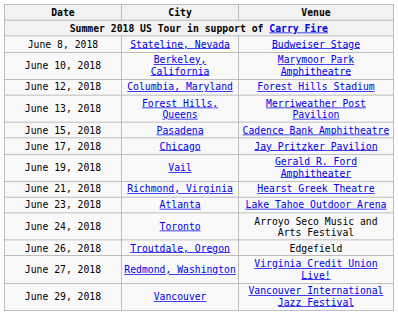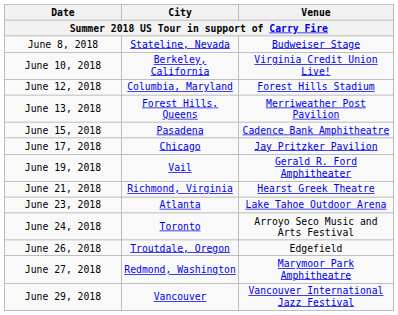(316, 66) Marymoor Park Amphitheatre -> (316, 66) Virginia Credit Union Live!
(316, 270) Virginia Credit Union Live! -> (316, 270) Marymoor Park Amphitheatre
